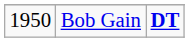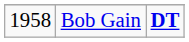(30, 20) 1950 -> (30, 20) 1958
